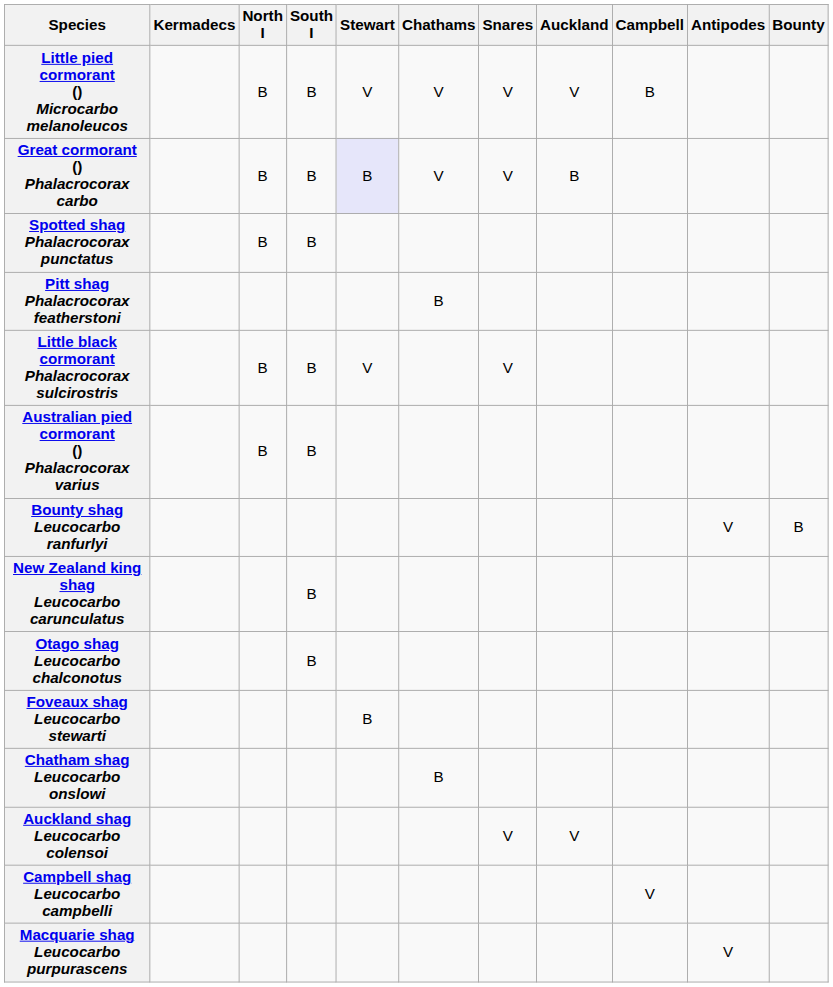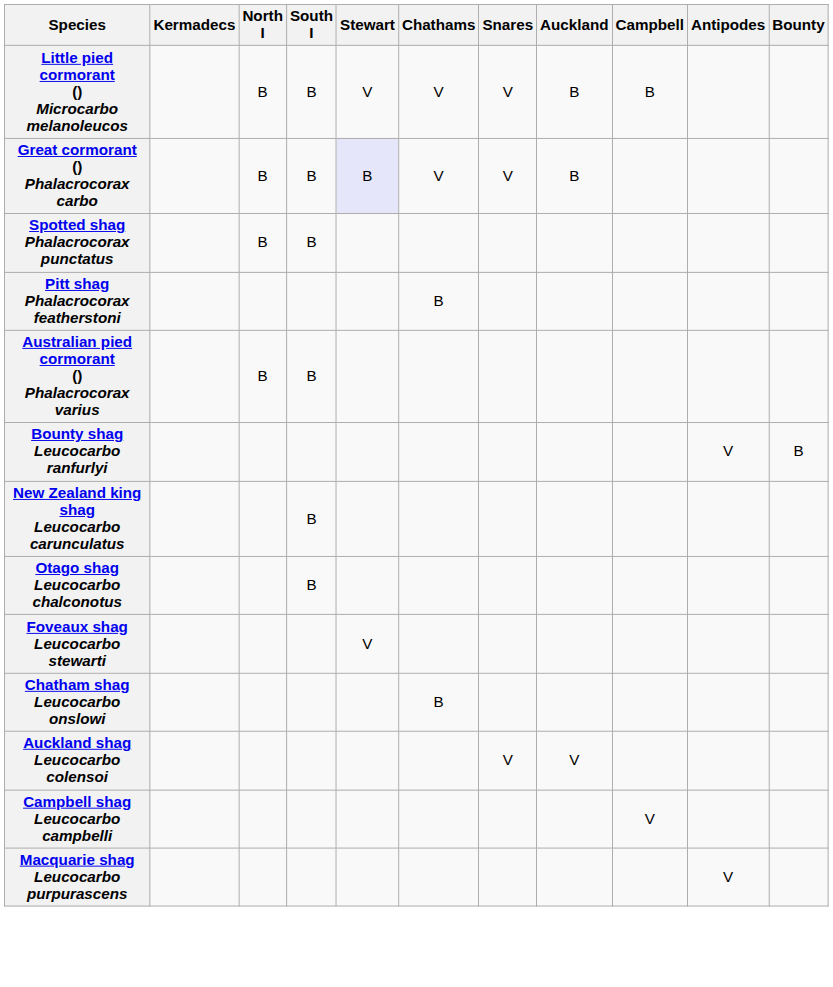(574, 91) V -> (574, 91) B
- row: (77, 367)
(367, 719) B -> (367, 643) V
